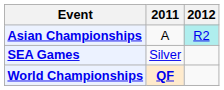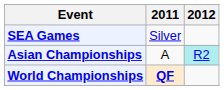rows swapped: (44, 55) <-> (75, 35)
